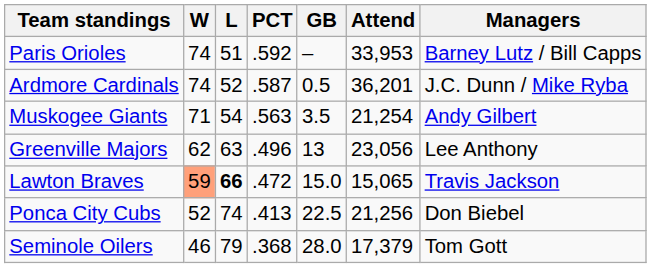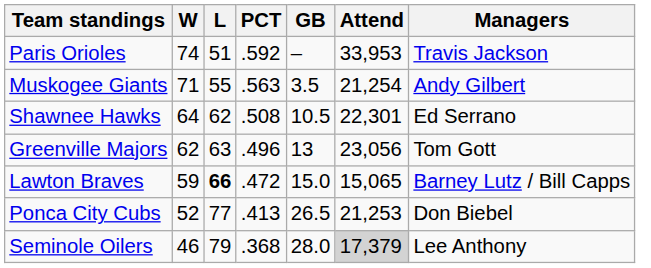(533, 52) Barney Lutz / Bill Capps -> (481, 52) Travis Jackson
- row: (94, 85)
(231, 117) 54 -> (220, 85) 55
+ row: (85, 117)
(481, 149) Lee Anthony -> (455, 149) Tom Gott
(199, 181) lightsalmon background -> (188, 181) no background
(492, 181) Travis Jackson -> (522, 181) Barney Lutz / Bill Capps
(231, 213) 74 -> (220, 213) 77
(322, 213) 22.5 -> (311, 213) 26.5
(382, 213) 21,256 -> (371, 213) 21,253
(382, 246) no background -> (371, 246) lightgrey background
(466, 246) Tom Gott -> (470, 246) Lee Anthony
